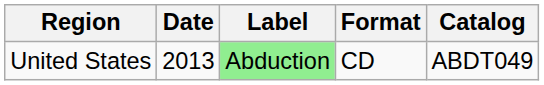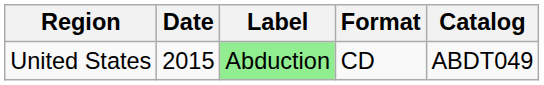(188, 60) 2013 -> (188, 60) 2015
